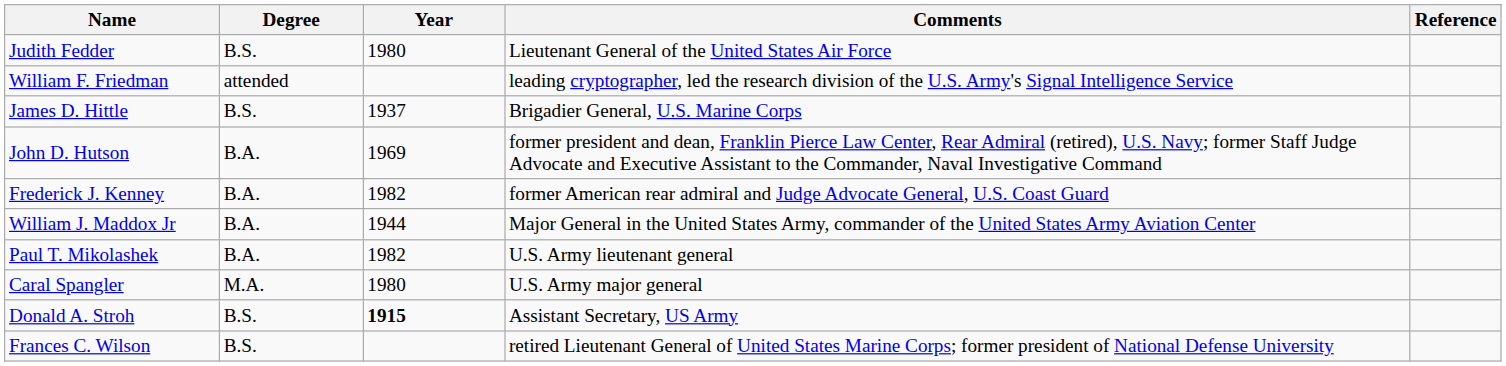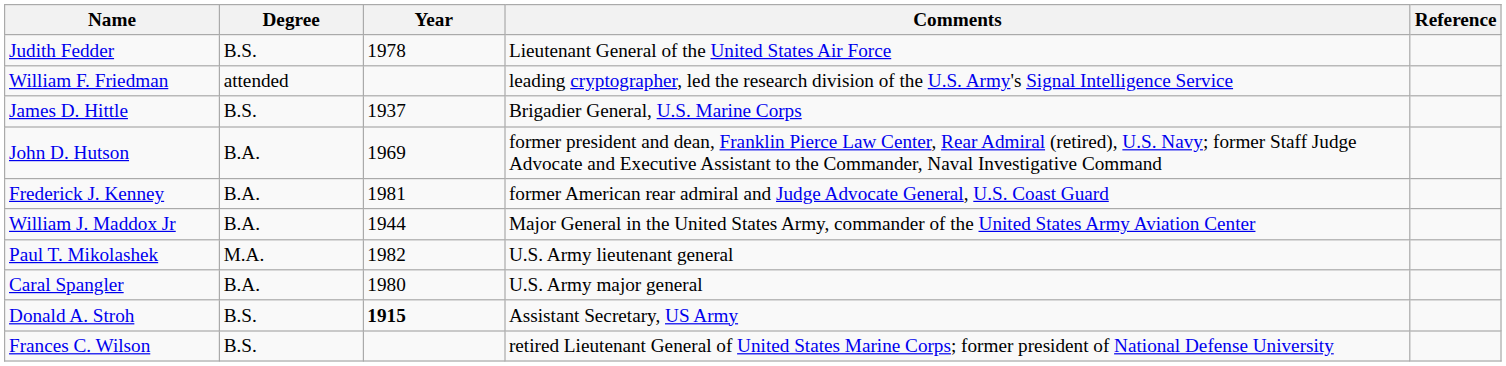(387, 50) 1980 -> (387, 50) 1978
(387, 193) 1982 -> (387, 193) 1981
(242, 254) B.A. -> (244, 254) M.A.
(244, 284) M.A. -> (242, 284) B.A.
